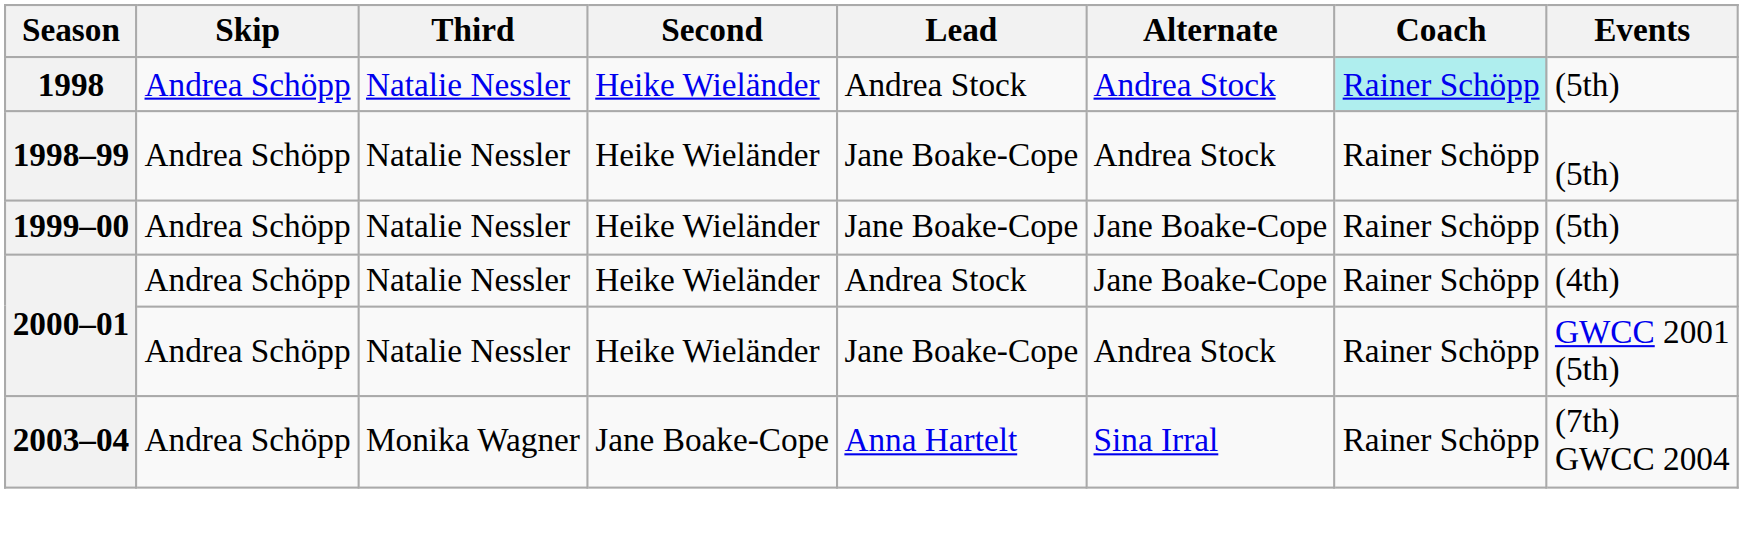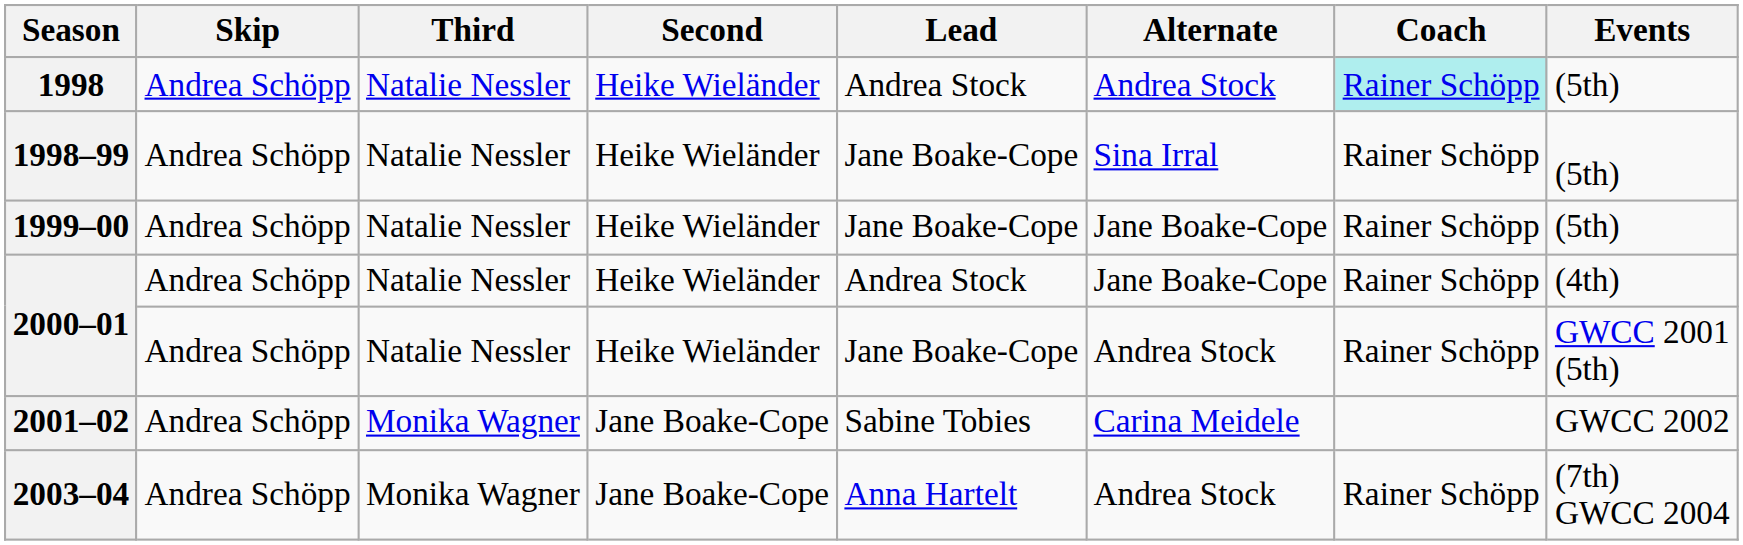(1185, 155) Andrea Stock -> (1156, 155) Sina Irral
+ row: (71, 422)
(1156, 441) Sina Irral -> (1185, 493) Andrea Stock
